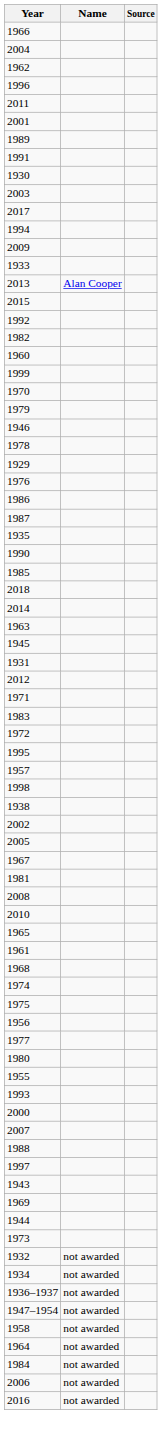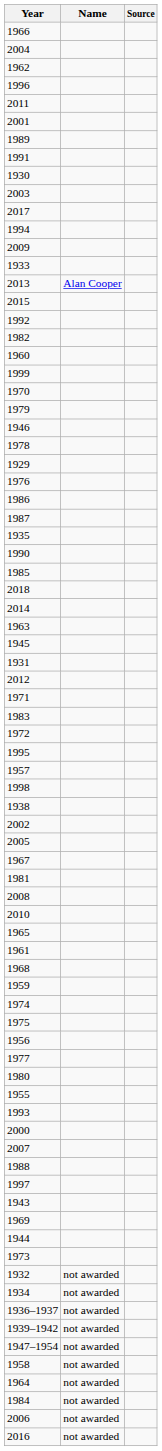+ row: (18, 986)
+ row: (33, 1328)
